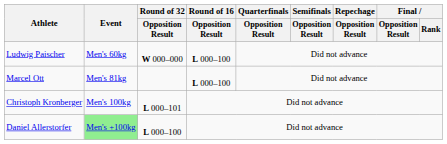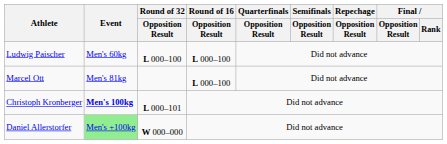(162, 59) W 000–000 -> (162, 59) L 000–100
(108, 103) normal -> (110, 103) bold
(162, 132) L 000–100 -> (162, 132) W 000–000
